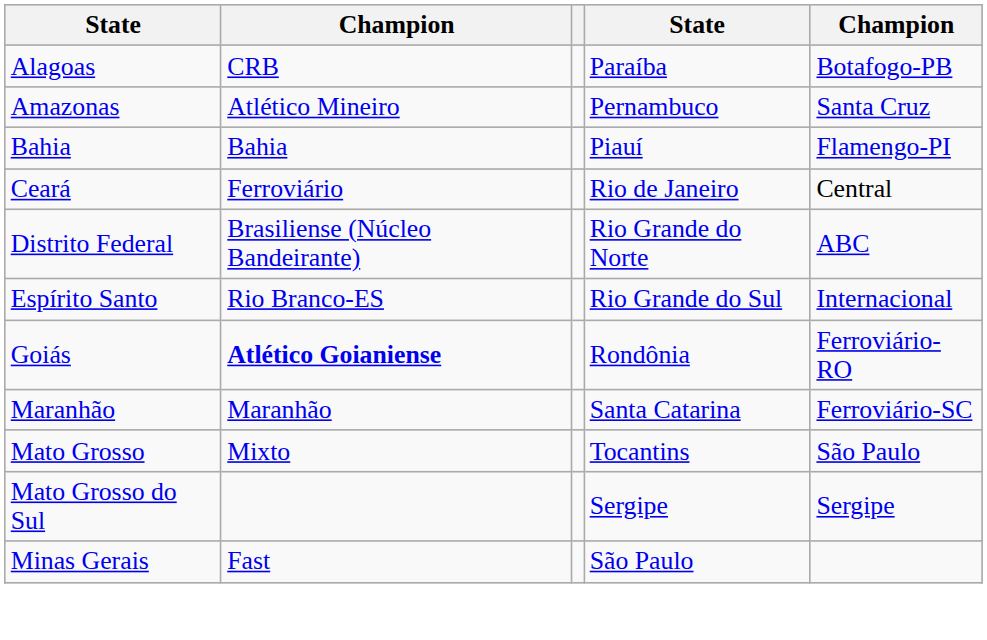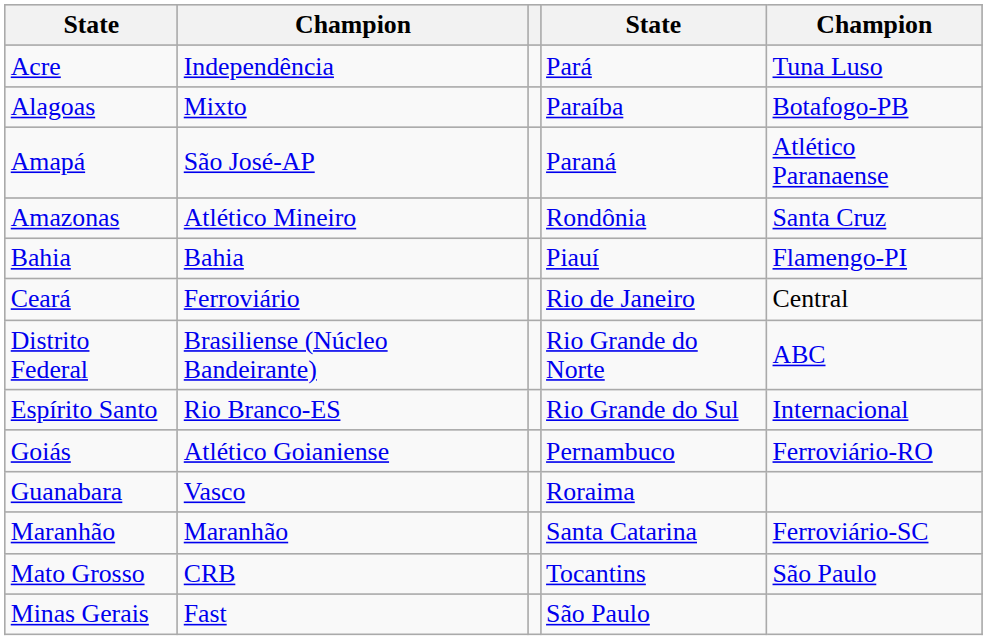+ row: (36, 65)
(253, 65) CRB -> (215, 106) Mixto
+ row: (48, 161)
(654, 106) Pernambuco -> (596, 217) Rondônia
(334, 354) bold -> (286, 450) normal
(640, 354) Rondônia -> (610, 450) Pernambuco
+ row: (67, 491)
(259, 450) Mixto -> (210, 573) CRB
- row: (94, 505)
